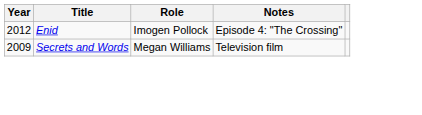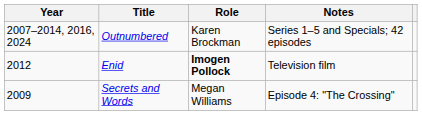+ row: (135, 36)
(171, 30) normal -> (211, 65) bold
(279, 30) Episode 4: "The Crossing" -> (302, 65) Television film
(249, 47) Television film -> (331, 95) Episode 4: "The Crossing"
